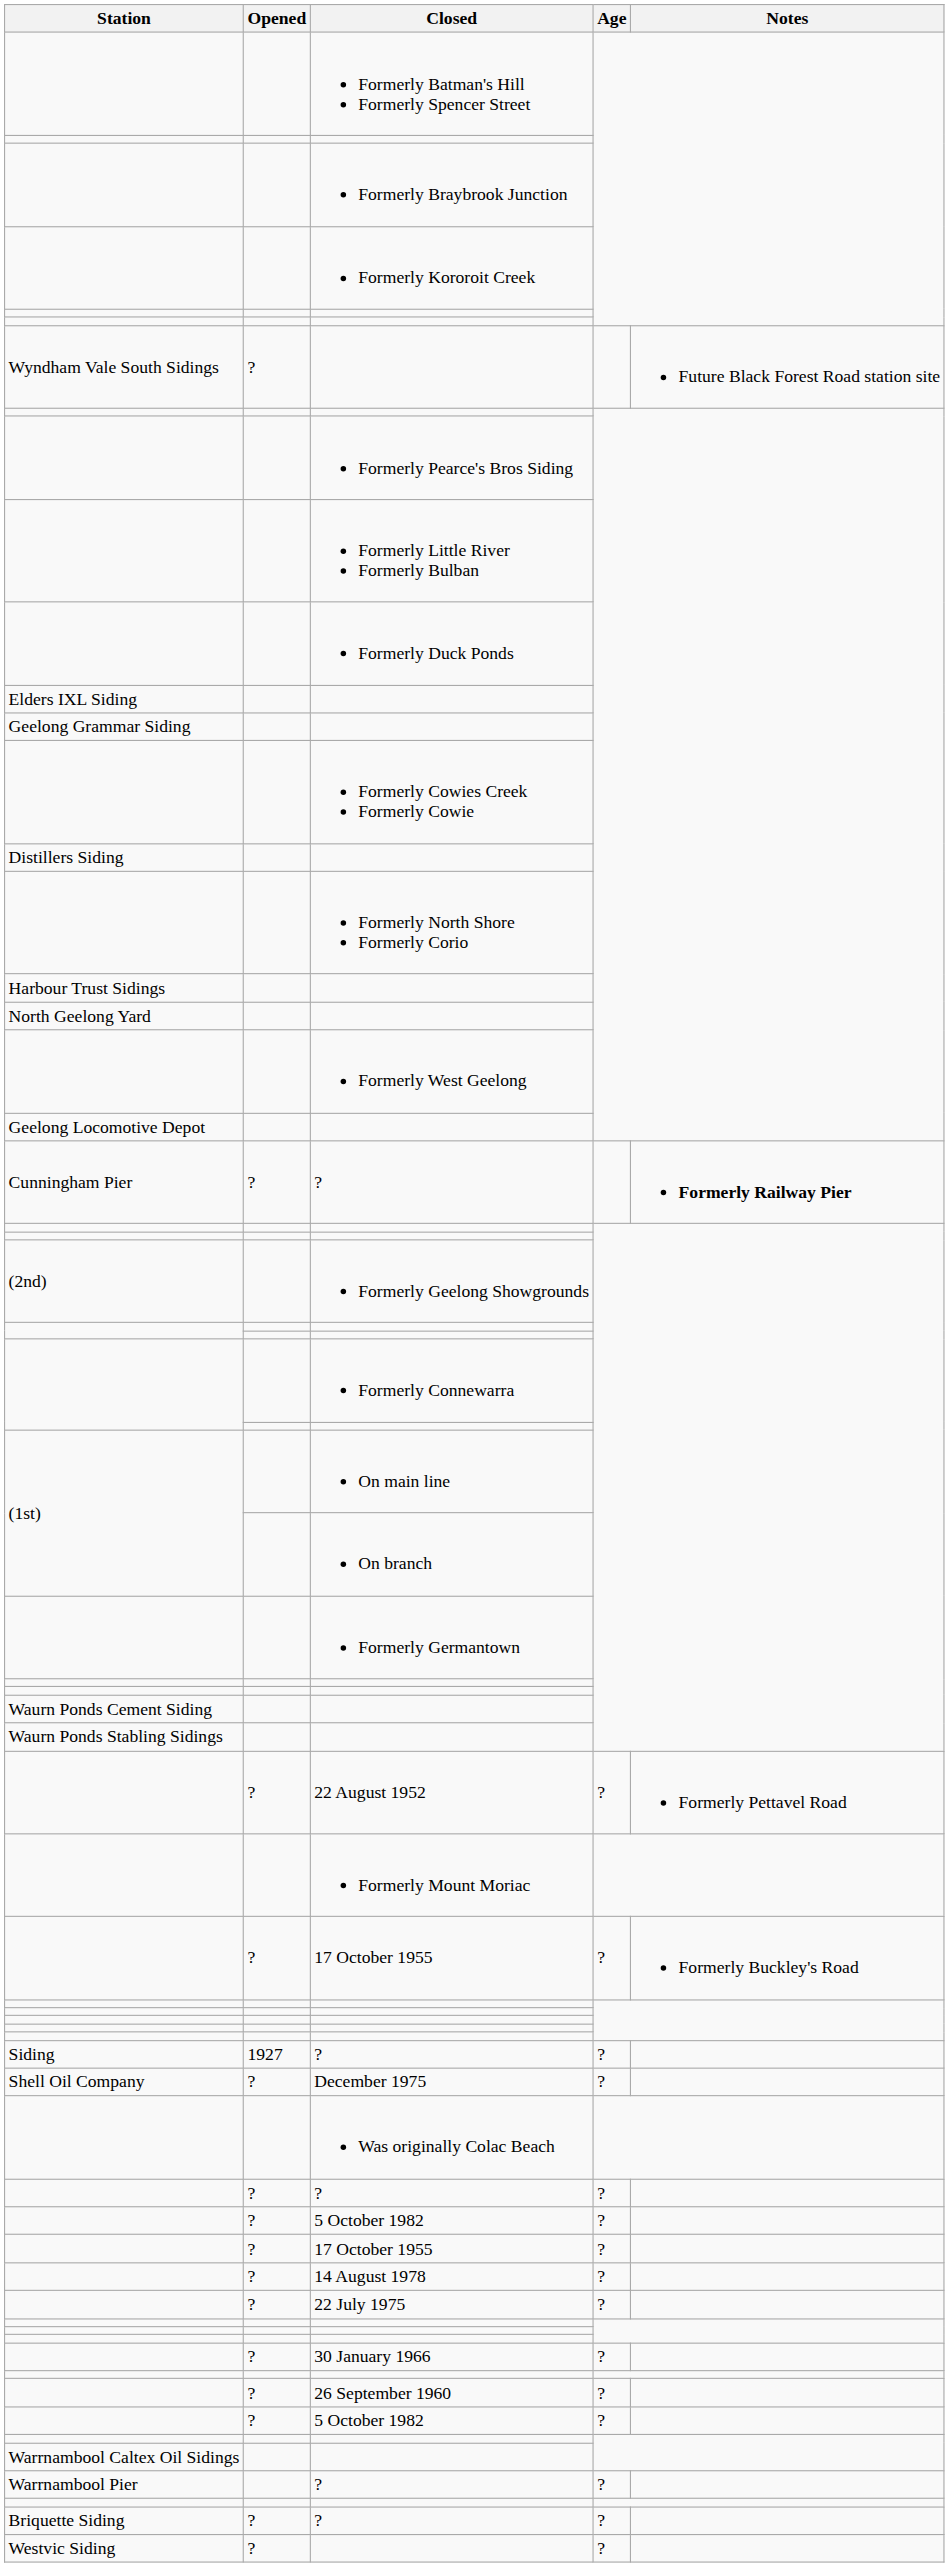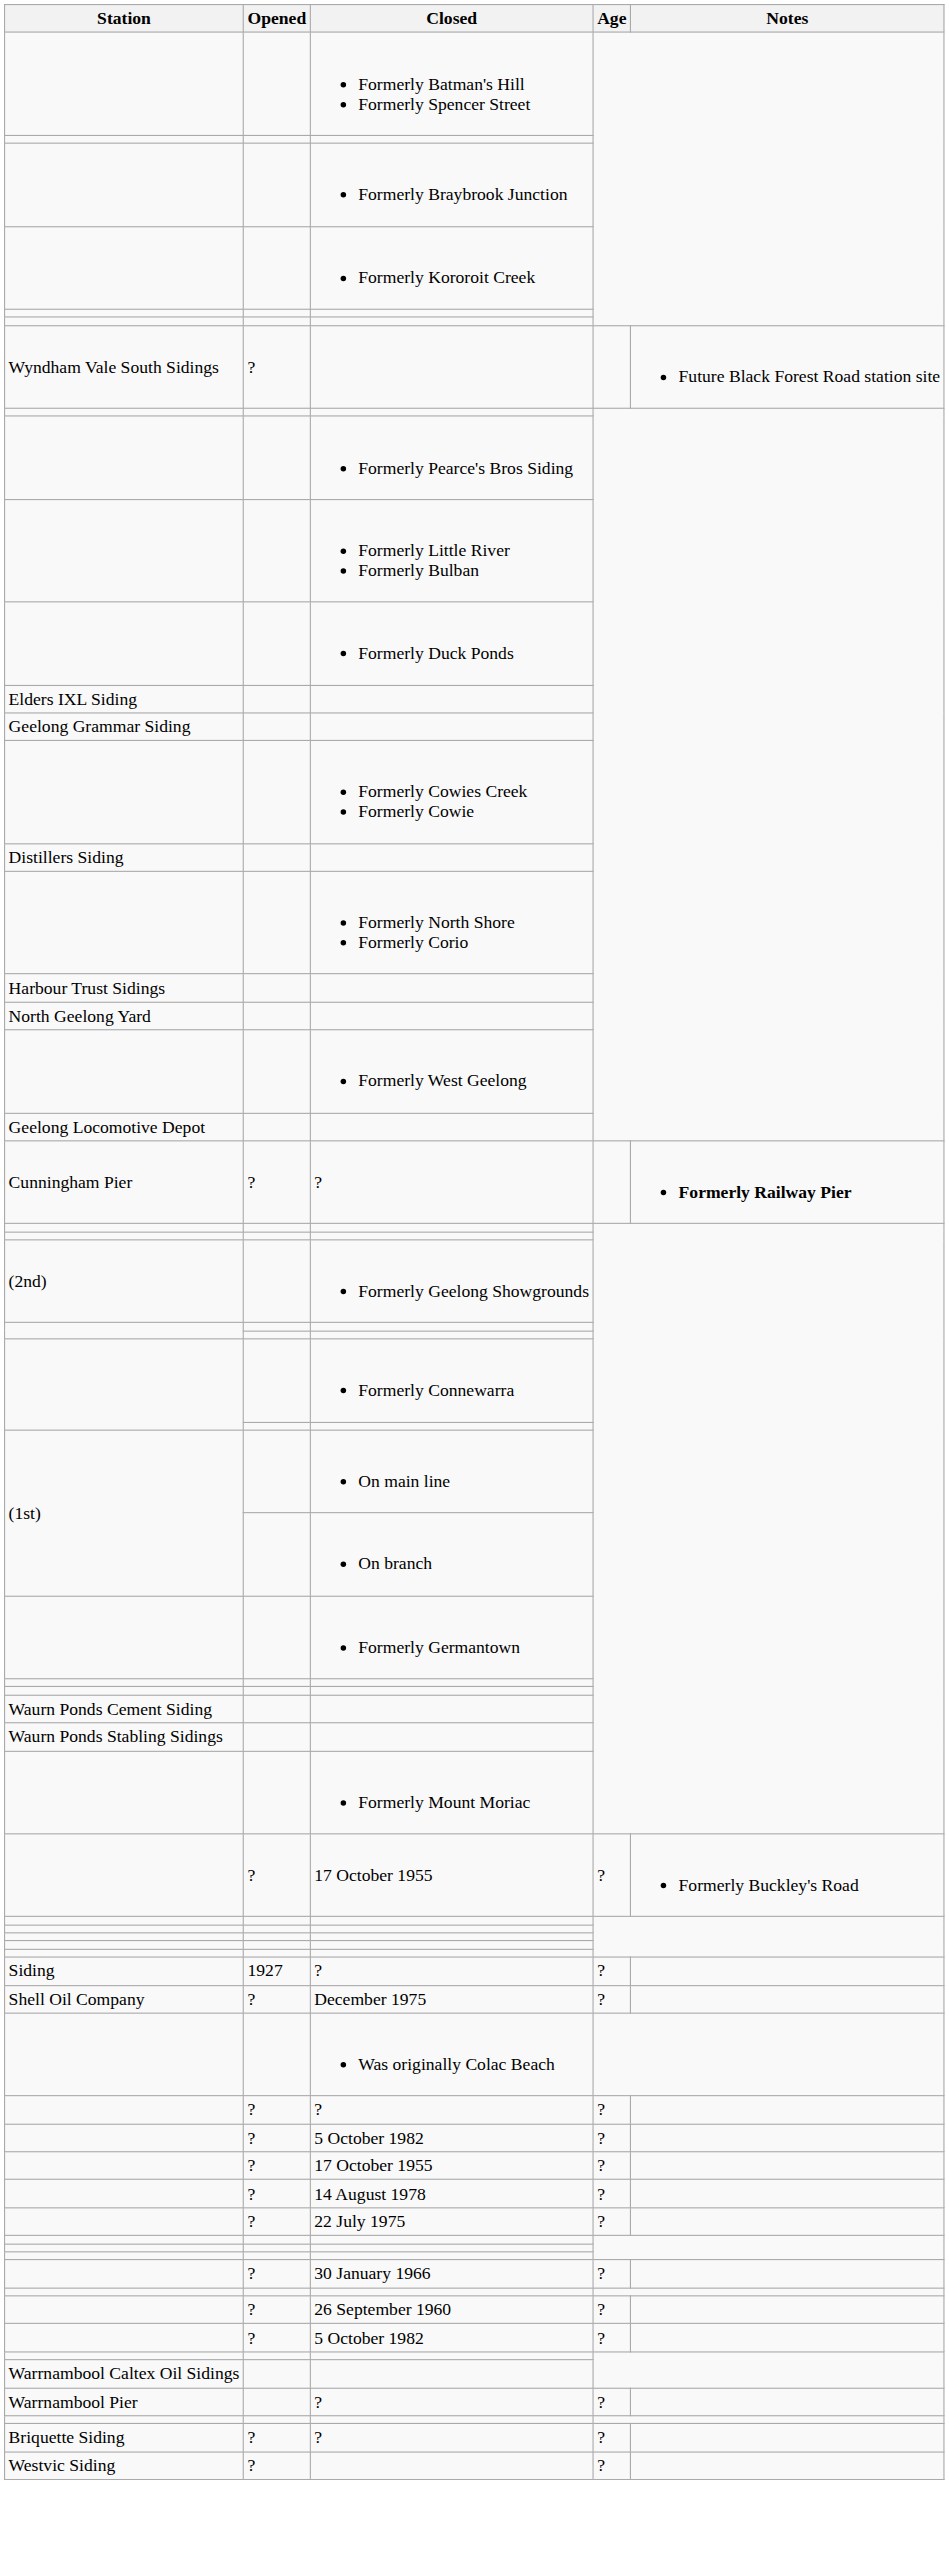- row: (124, 1792)
